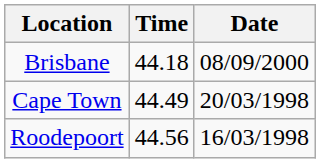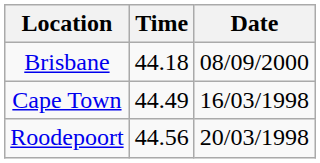(254, 99) 20/03/1998 -> (254, 99) 16/03/1998
(254, 137) 16/03/1998 -> (254, 137) 20/03/1998
